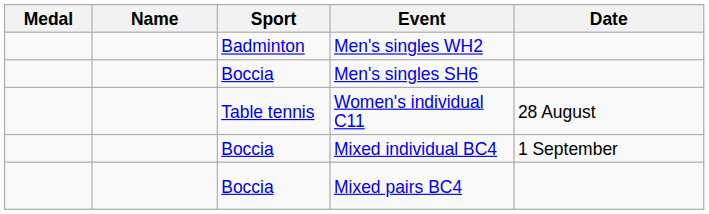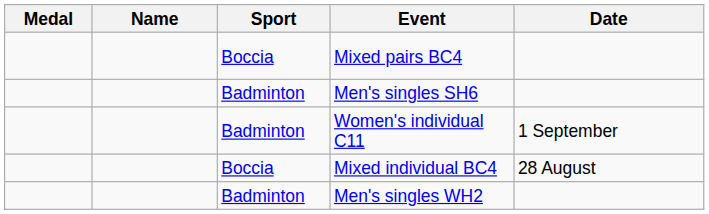rows swapped: (398, 186) <-> (408, 46)
(247, 74) Boccia -> (263, 93) Badminton
(268, 111) Table tennis -> (263, 131) Badminton
(557, 111) 28 August -> (568, 131) 1 September
(568, 149) 1 September -> (557, 168) 28 August
